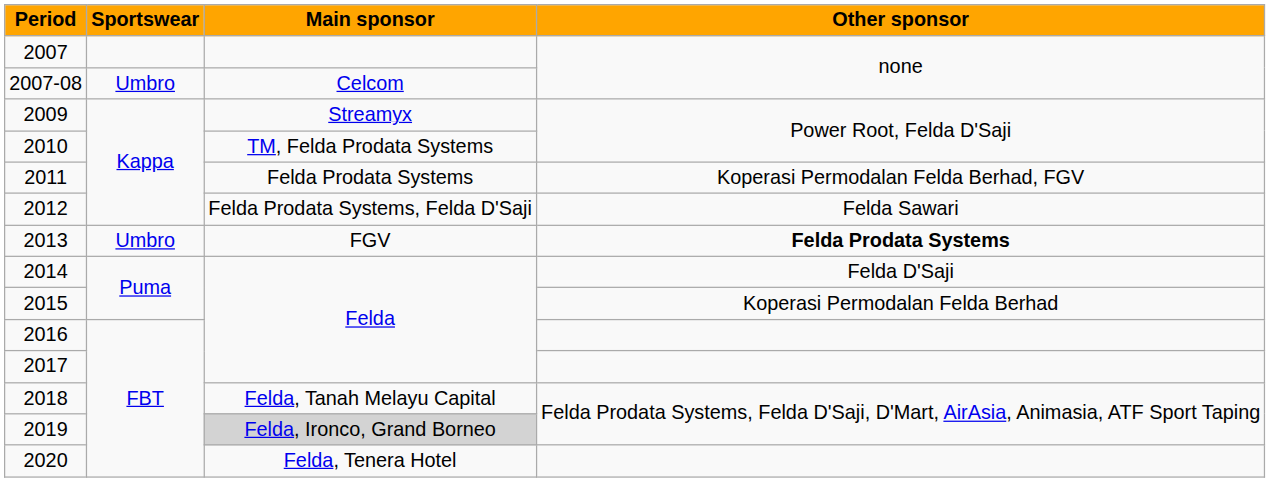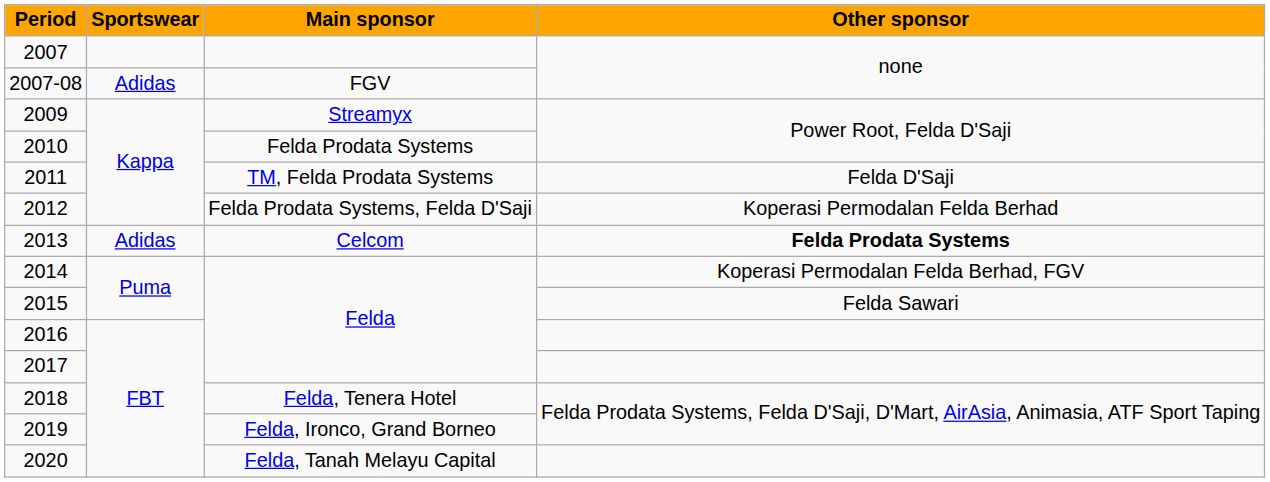(145, 83) Umbro -> (145, 83) Adidas
(370, 83) Celcom -> (370, 83) FGV
(370, 146) TM, Felda Prodata Systems -> (370, 146) Felda Prodata Systems
(370, 177) Felda Prodata Systems -> (370, 177) TM, Felda Prodata Systems
(901, 177) Koperasi Permodalan Felda Berhad, FGV -> (901, 177) Felda D'Saji
(901, 209) Felda Sawari -> (901, 209) Koperasi Permodalan Felda Berhad
(145, 240) Umbro -> (145, 240) Adidas
(370, 240) FGV -> (370, 240) Celcom
(901, 271) Felda D'Saji -> (901, 271) Koperasi Permodalan Felda Berhad, FGV
(901, 303) Koperasi Permodalan Felda Berhad -> (901, 303) Felda Sawari
(370, 397) Felda, Tanah Melayu Capital -> (370, 397) Felda, Tenera Hotel
(370, 429) lightgrey background -> (370, 429) no background
(370, 460) Felda, Tenera Hotel -> (370, 460) Felda, Tanah Melayu Capital
